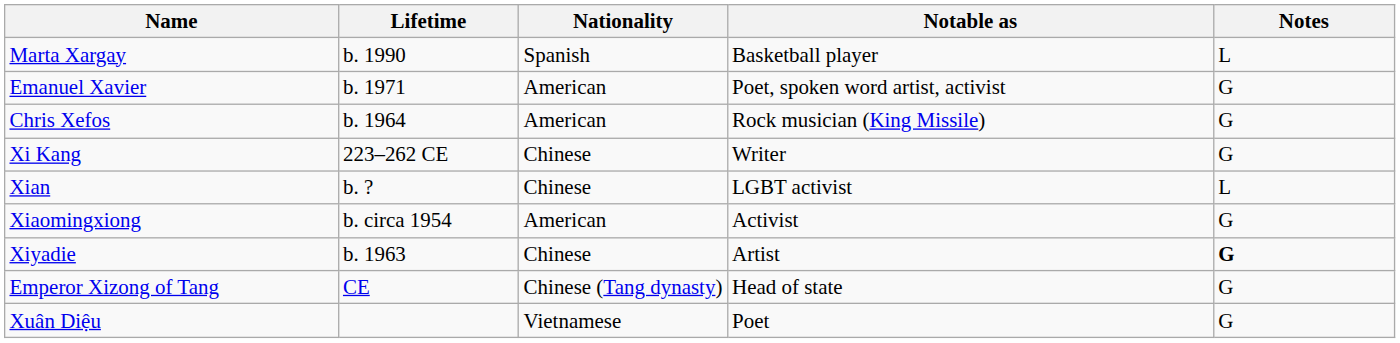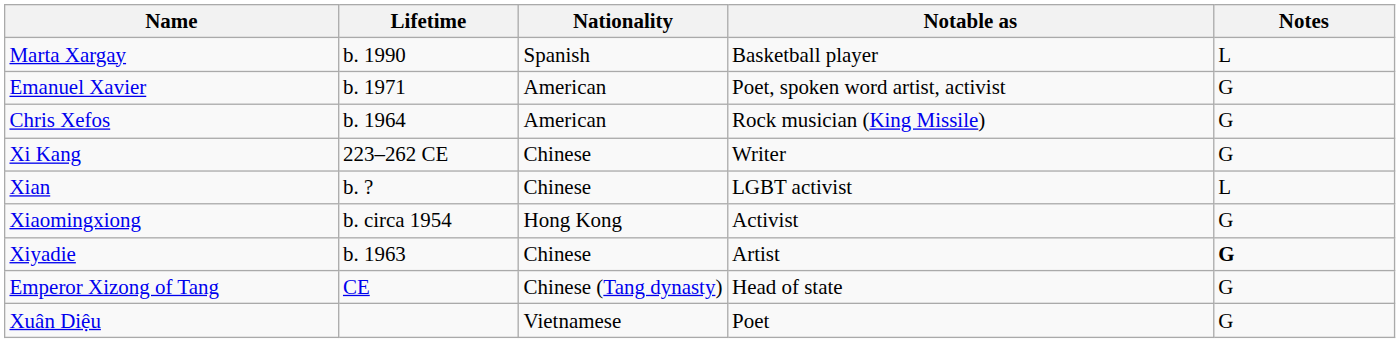(565, 220) American -> (573, 220) Hong Kong
